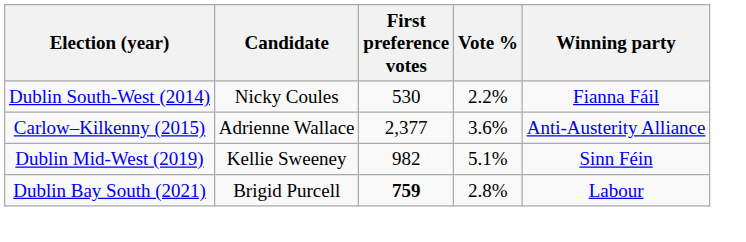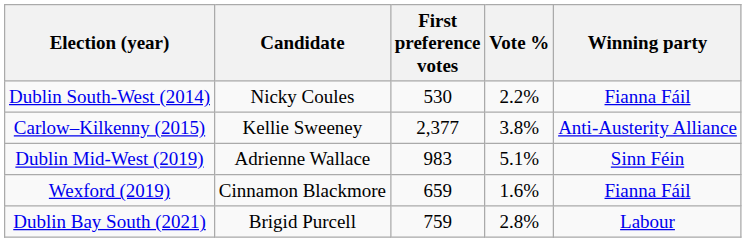(287, 128) Adrienne Wallace -> (302, 128) Kellie Sweeney
(488, 128) 3.6% -> (519, 128) 3.8%
(287, 159) Kellie Sweeney -> (302, 159) Adrienne Wallace
(406, 159) 982 -> (438, 159) 983
+ row: (110, 190)
(406, 190) bold -> (438, 221) normal
